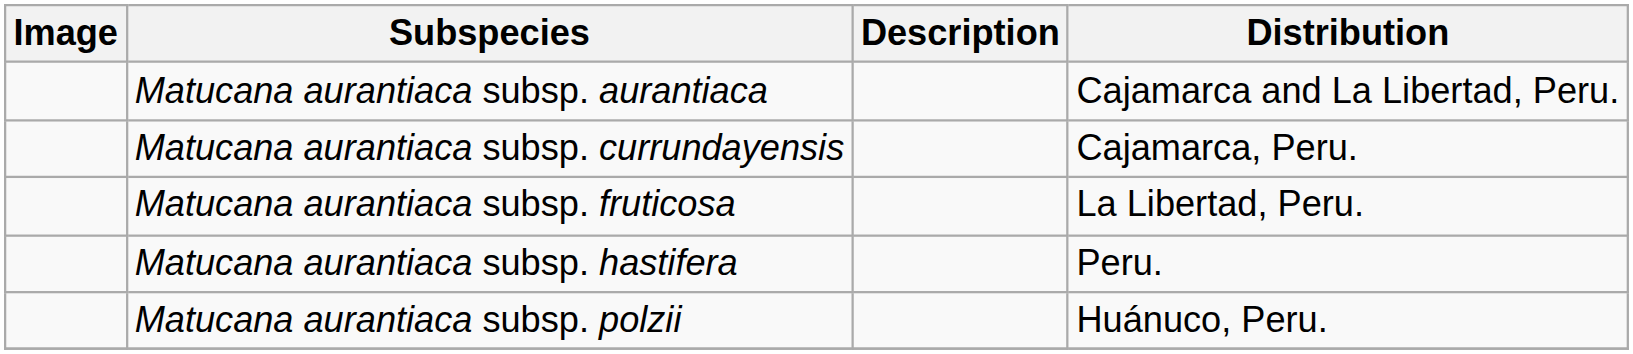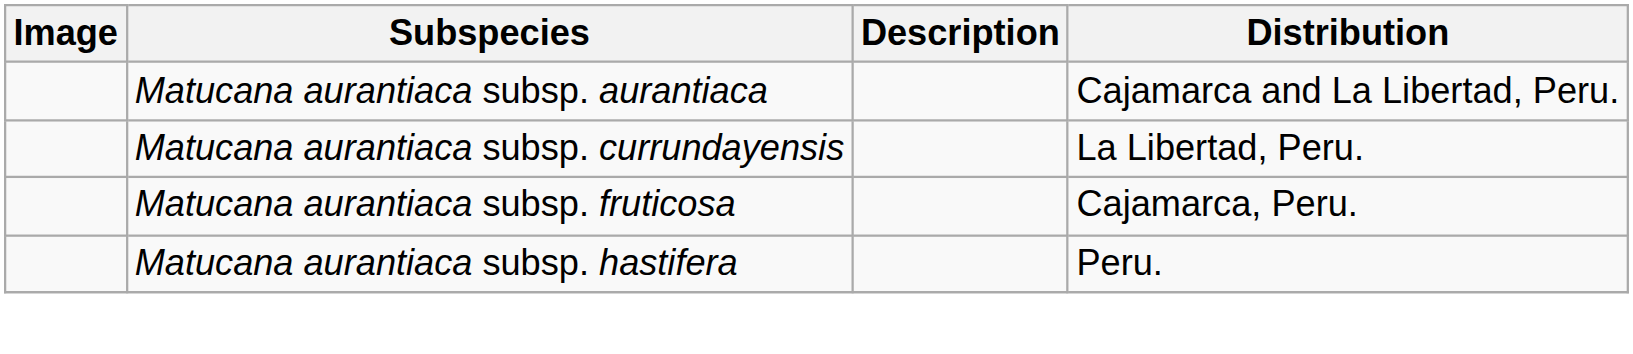(1217, 147) Cajamarca, Peru. -> (1220, 147) La Libertad, Peru.
(1220, 205) La Libertad, Peru. -> (1217, 205) Cajamarca, Peru.
- row: (408, 319)
